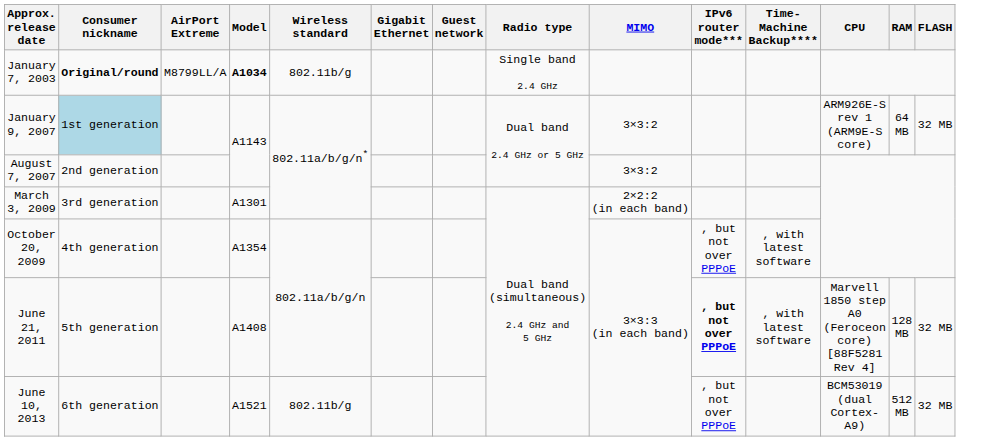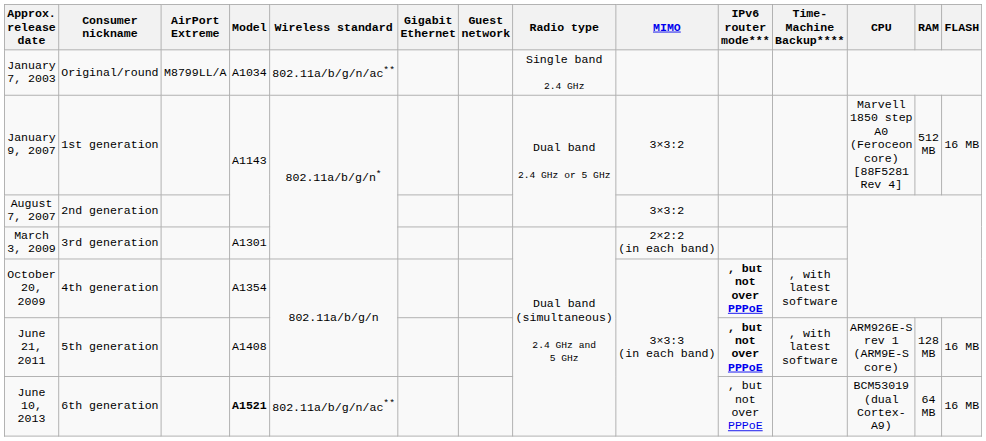(110, 73) bold -> (110, 73) normal
(249, 73) bold -> (249, 73) normal
(320, 73) 802.11b/g -> (334, 73) 802.11a/b/g/n/ac**
(110, 125) lightblue background -> (110, 145) no background
(855, 125) ARM926E-S rev 1 (ARM9E-S core) -> (881, 145) Marvell 1850 step A0 (Feroceon core) [88F5281 Rev 4]
(902, 125) 64 MB -> (928, 145) 512 MB
(935, 125) 32 MB -> (962, 145) 16 MB
(719, 248) normal -> (745, 288) bold
(855, 327) Marvell 1850 step A0 (Feroceon core) [88F5281 Rev 4] -> (881, 347) ARM926E-S rev 1 (ARM9E-S core)
(935, 327) 32 MB -> (962, 347) 16 MB
(249, 406) normal -> (249, 406) bold
(320, 406) 802.11b/g -> (334, 406) 802.11a/b/g/n/ac**
(902, 406) 512 MB -> (928, 406) 64 MB
(935, 406) 32 MB -> (962, 406) 16 MB
